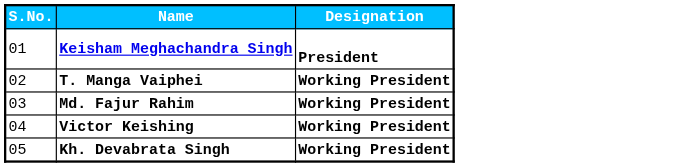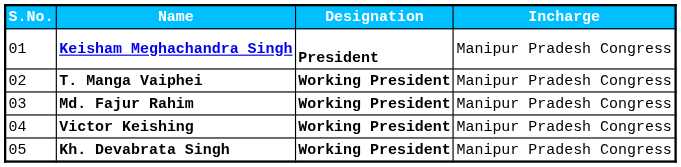+ column: (564, 17)
